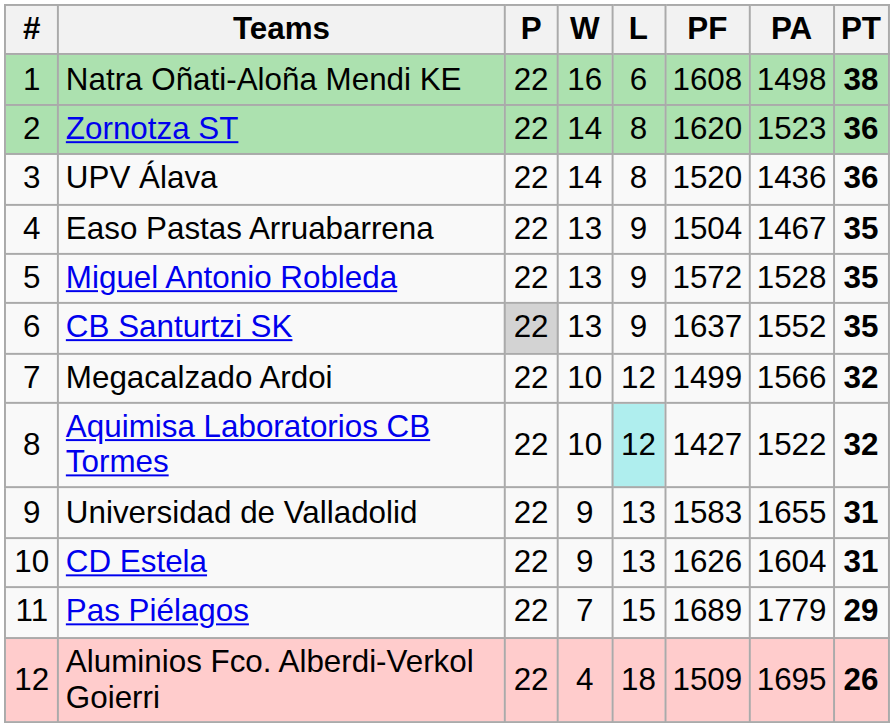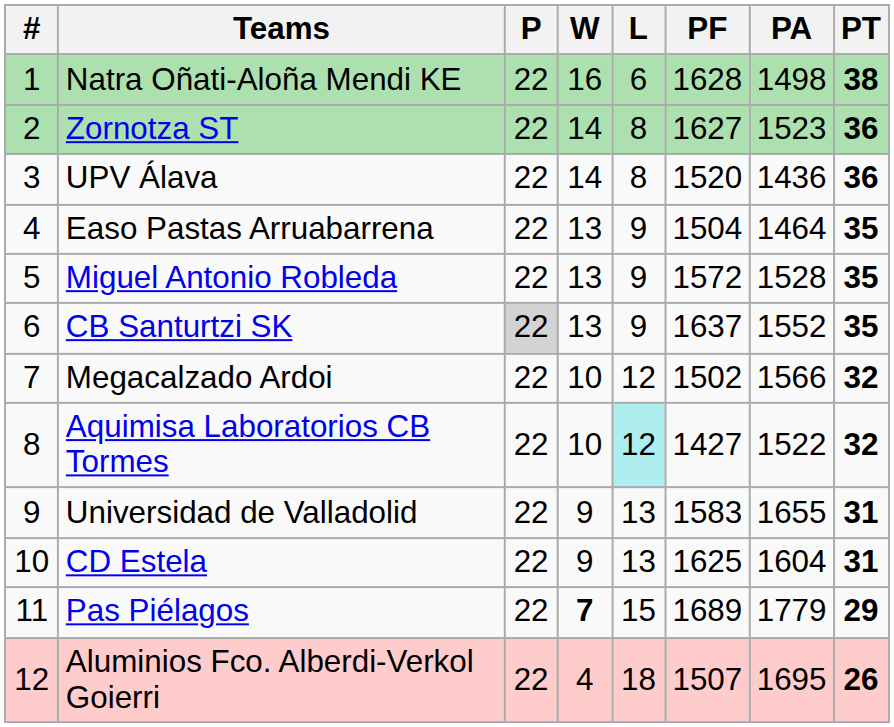(707, 79) 1608 -> (707, 79) 1628
(707, 128) 1620 -> (707, 128) 1627
(792, 228) 1467 -> (792, 228) 1464
(707, 377) 1499 -> (707, 377) 1502
(707, 561) 1626 -> (707, 561) 1625
(585, 611) normal -> (585, 611) bold
(707, 679) 1509 -> (707, 679) 1507
